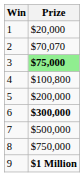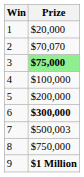(51, 79) $100,800 -> (51, 79) $100,000
(51, 130) $500,000 -> (51, 130) $500,003
